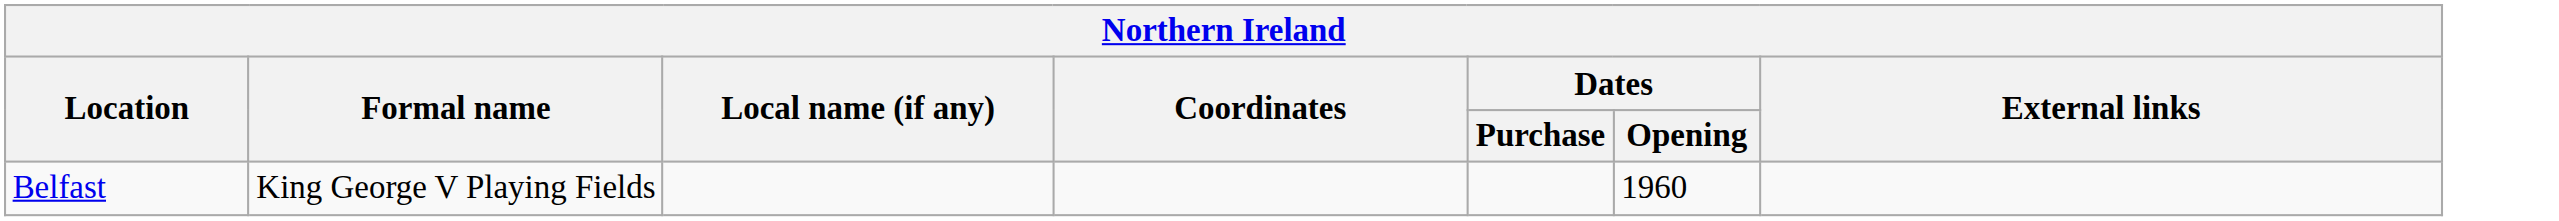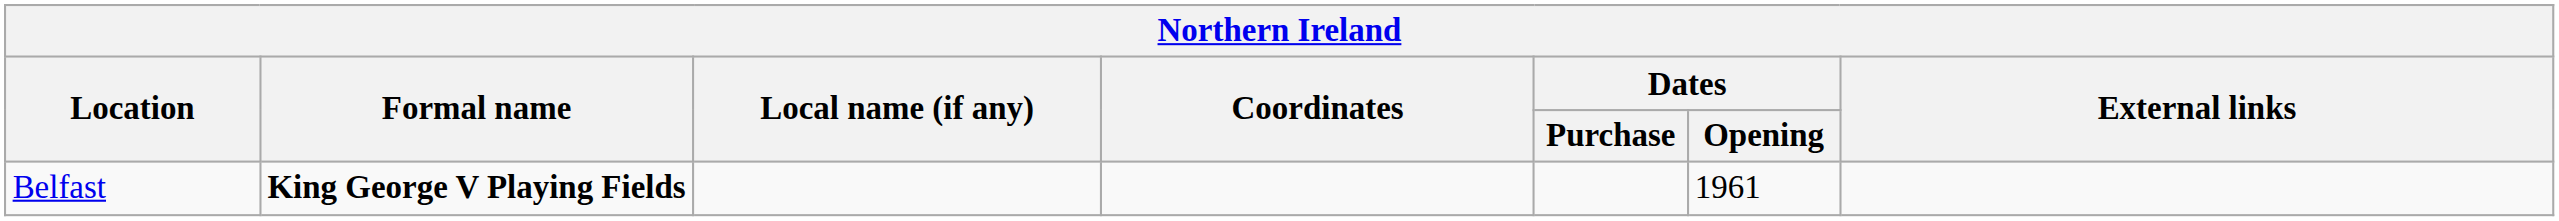(456, 187) normal -> (477, 187) bold
(1654, 187) 1960 -> (1728, 187) 1961
